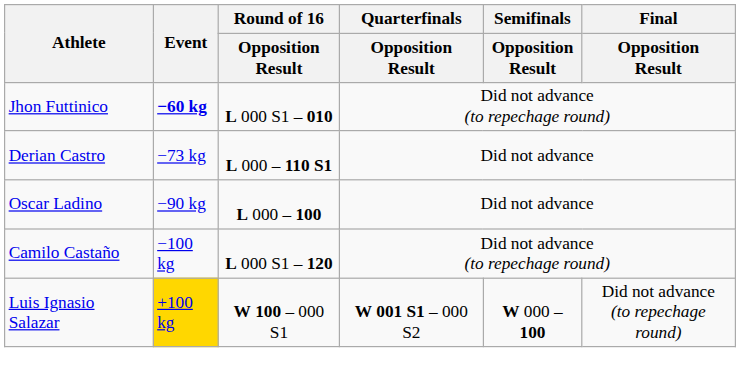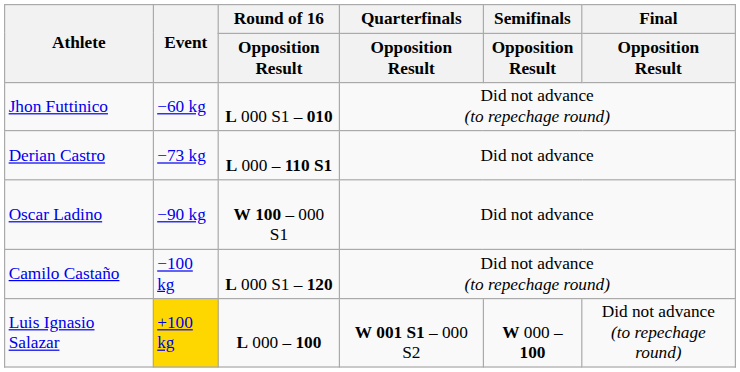(182, 106) bold -> (181, 106) normal
(279, 214) L 000 – 100 -> (279, 224) W 100 – 000 S1
(279, 322) W 100 – 000 S1 -> (279, 343) L 000 – 100
